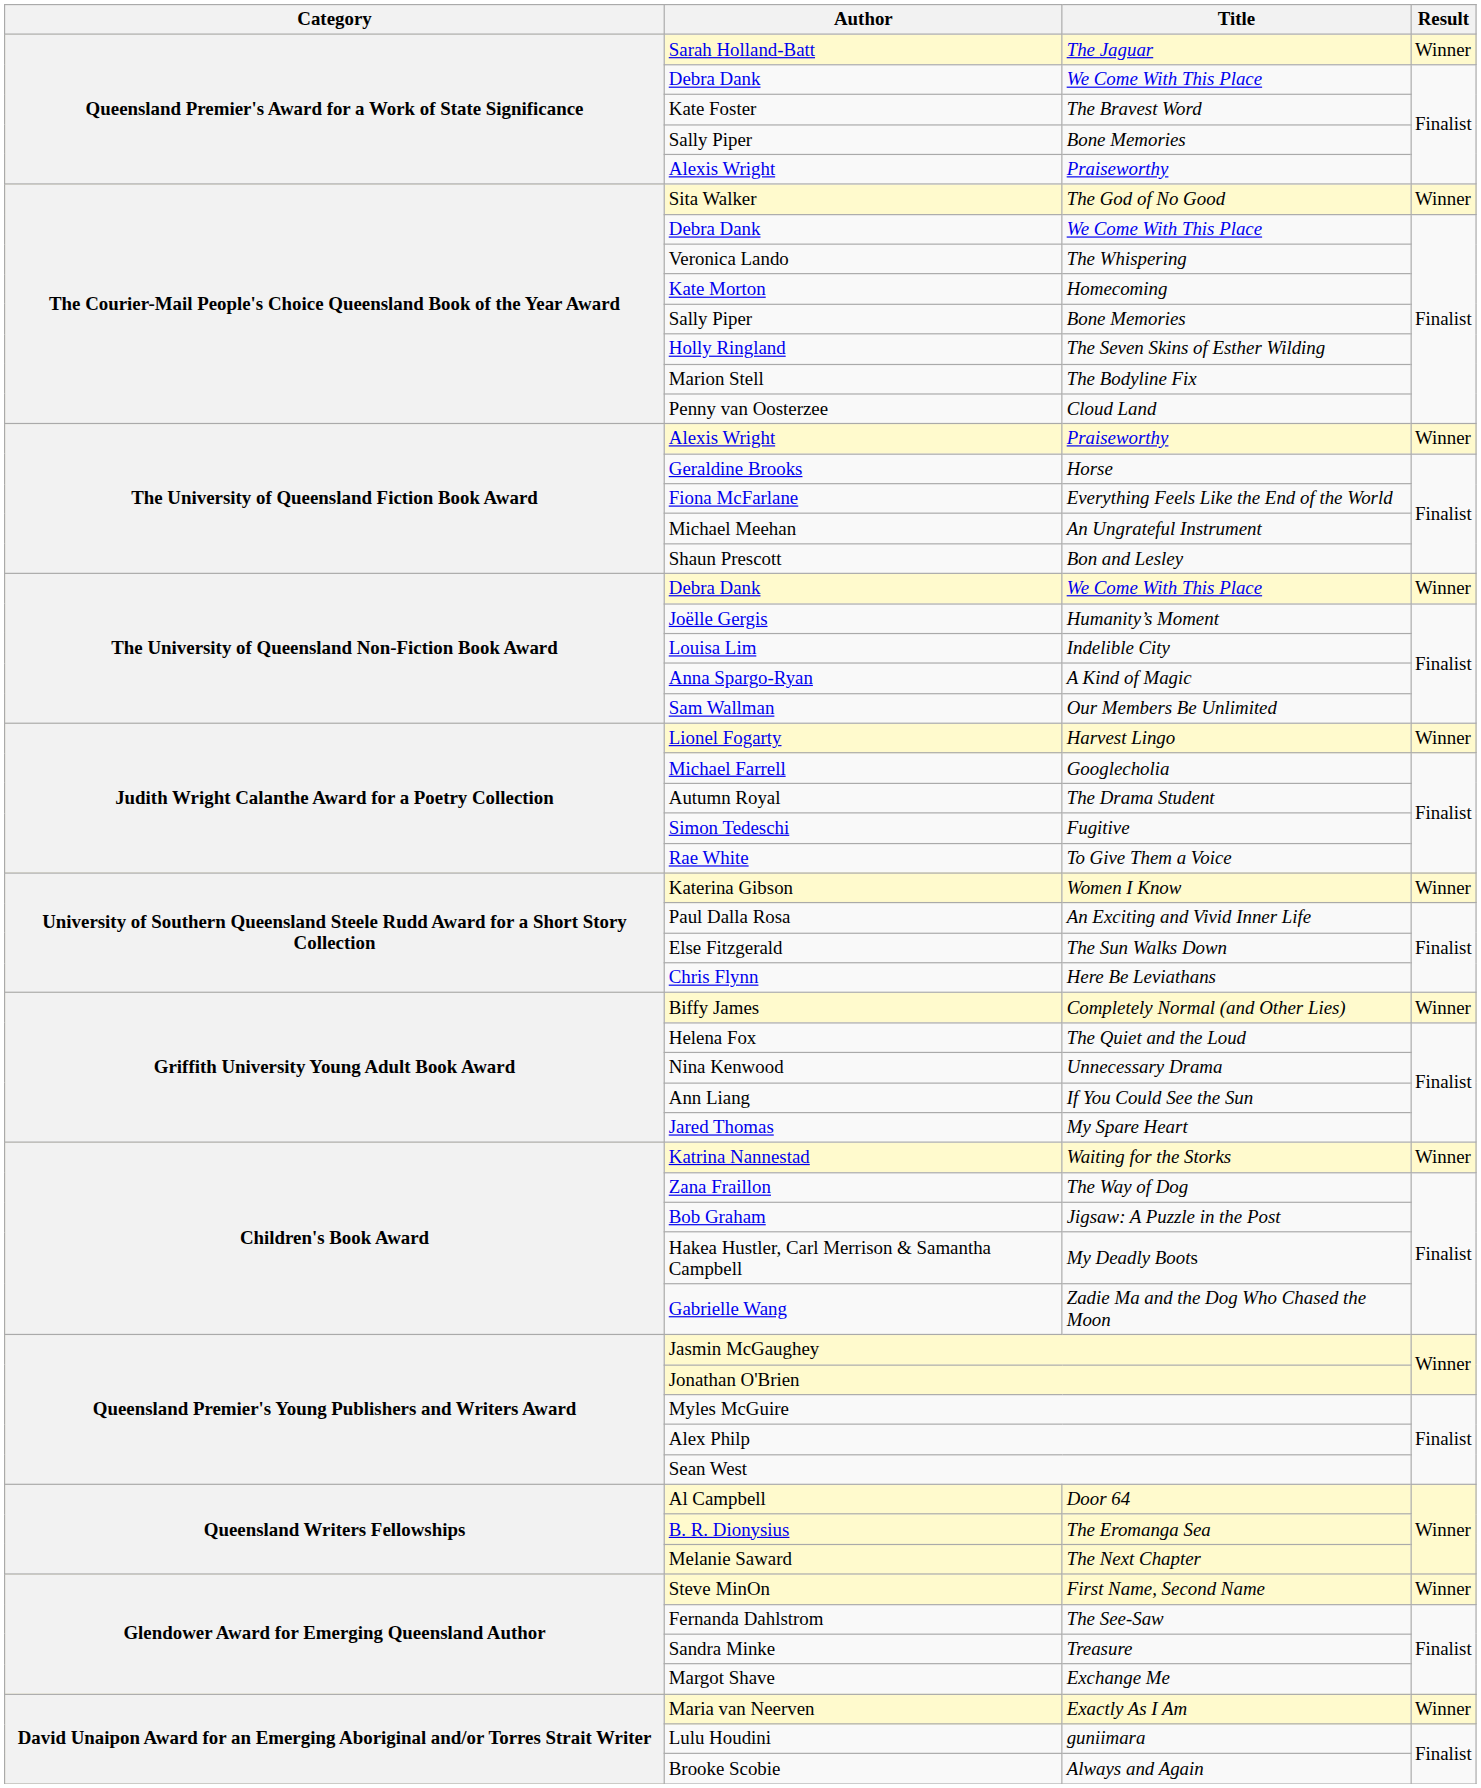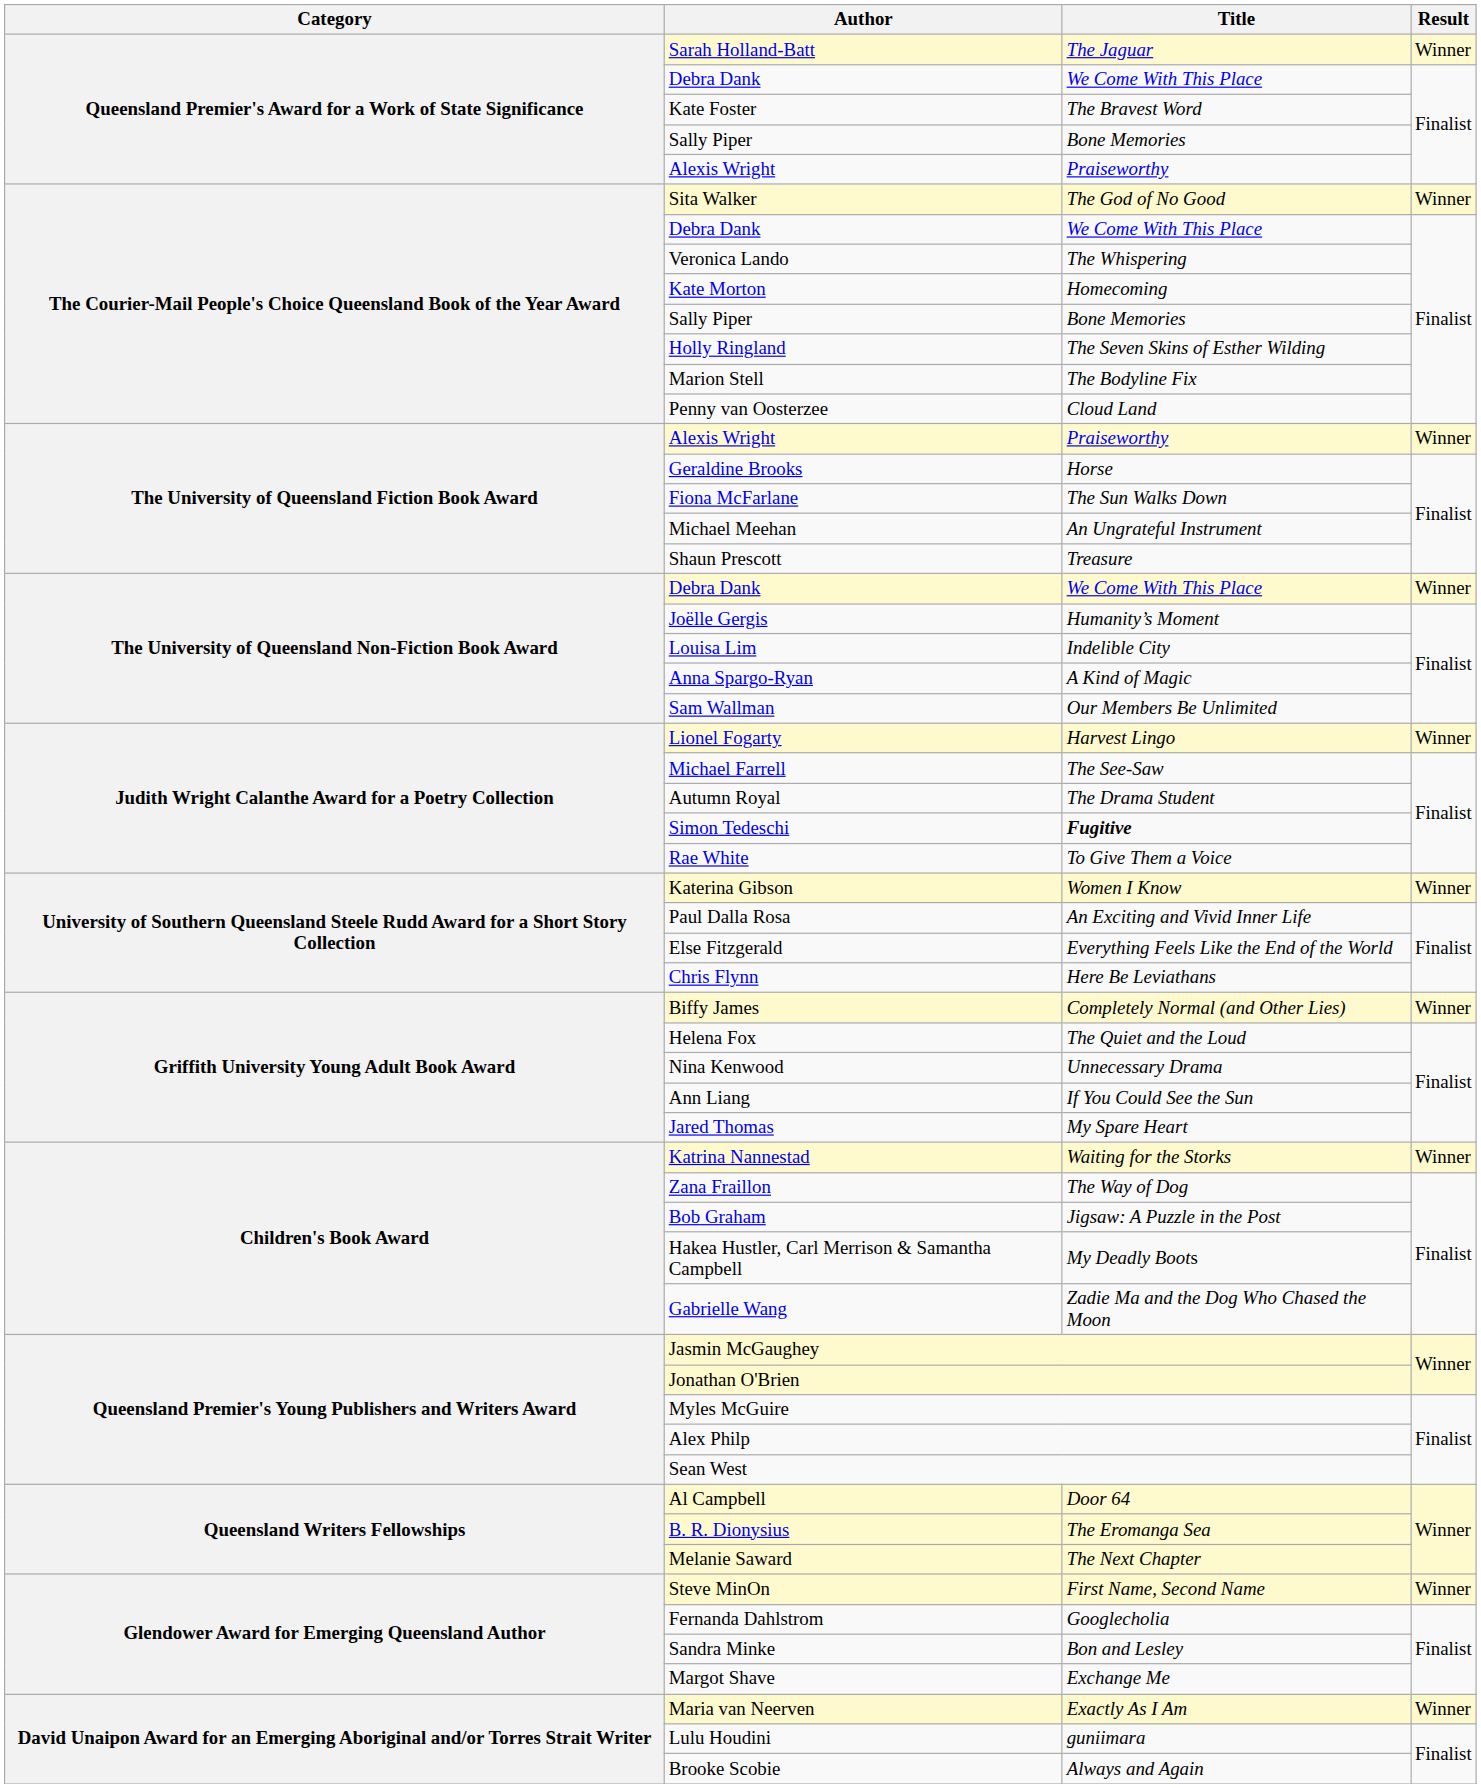(1230, 498) Everything Feels Like the End of the World -> (1147, 498) The Sun Walks Down
(1125, 558) Bon and Lesley -> (1100, 558) Treasure
(1118, 768) Googlecholia -> (1115, 768) The See-Saw
(1098, 827) normal -> (1099, 827) bold
(1147, 947) The Sun Walks Down -> (1230, 947) Everything Feels Like the End of the World
(1115, 1618) The See-Saw -> (1118, 1618) Googlecholia
(1100, 1648) Treasure -> (1125, 1648) Bon and Lesley
